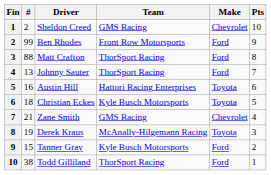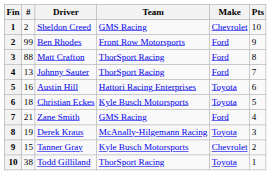(230, 117) Chevrolet -> (220, 117) Ford
(220, 147) Ford -> (230, 147) Chevrolet
(220, 162) Ford -> (224, 162) Toyota
